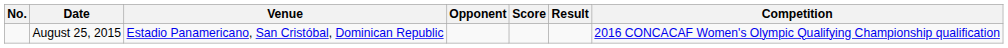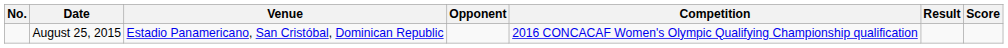columns swapped: (529, 14) <-> (797, 14)
